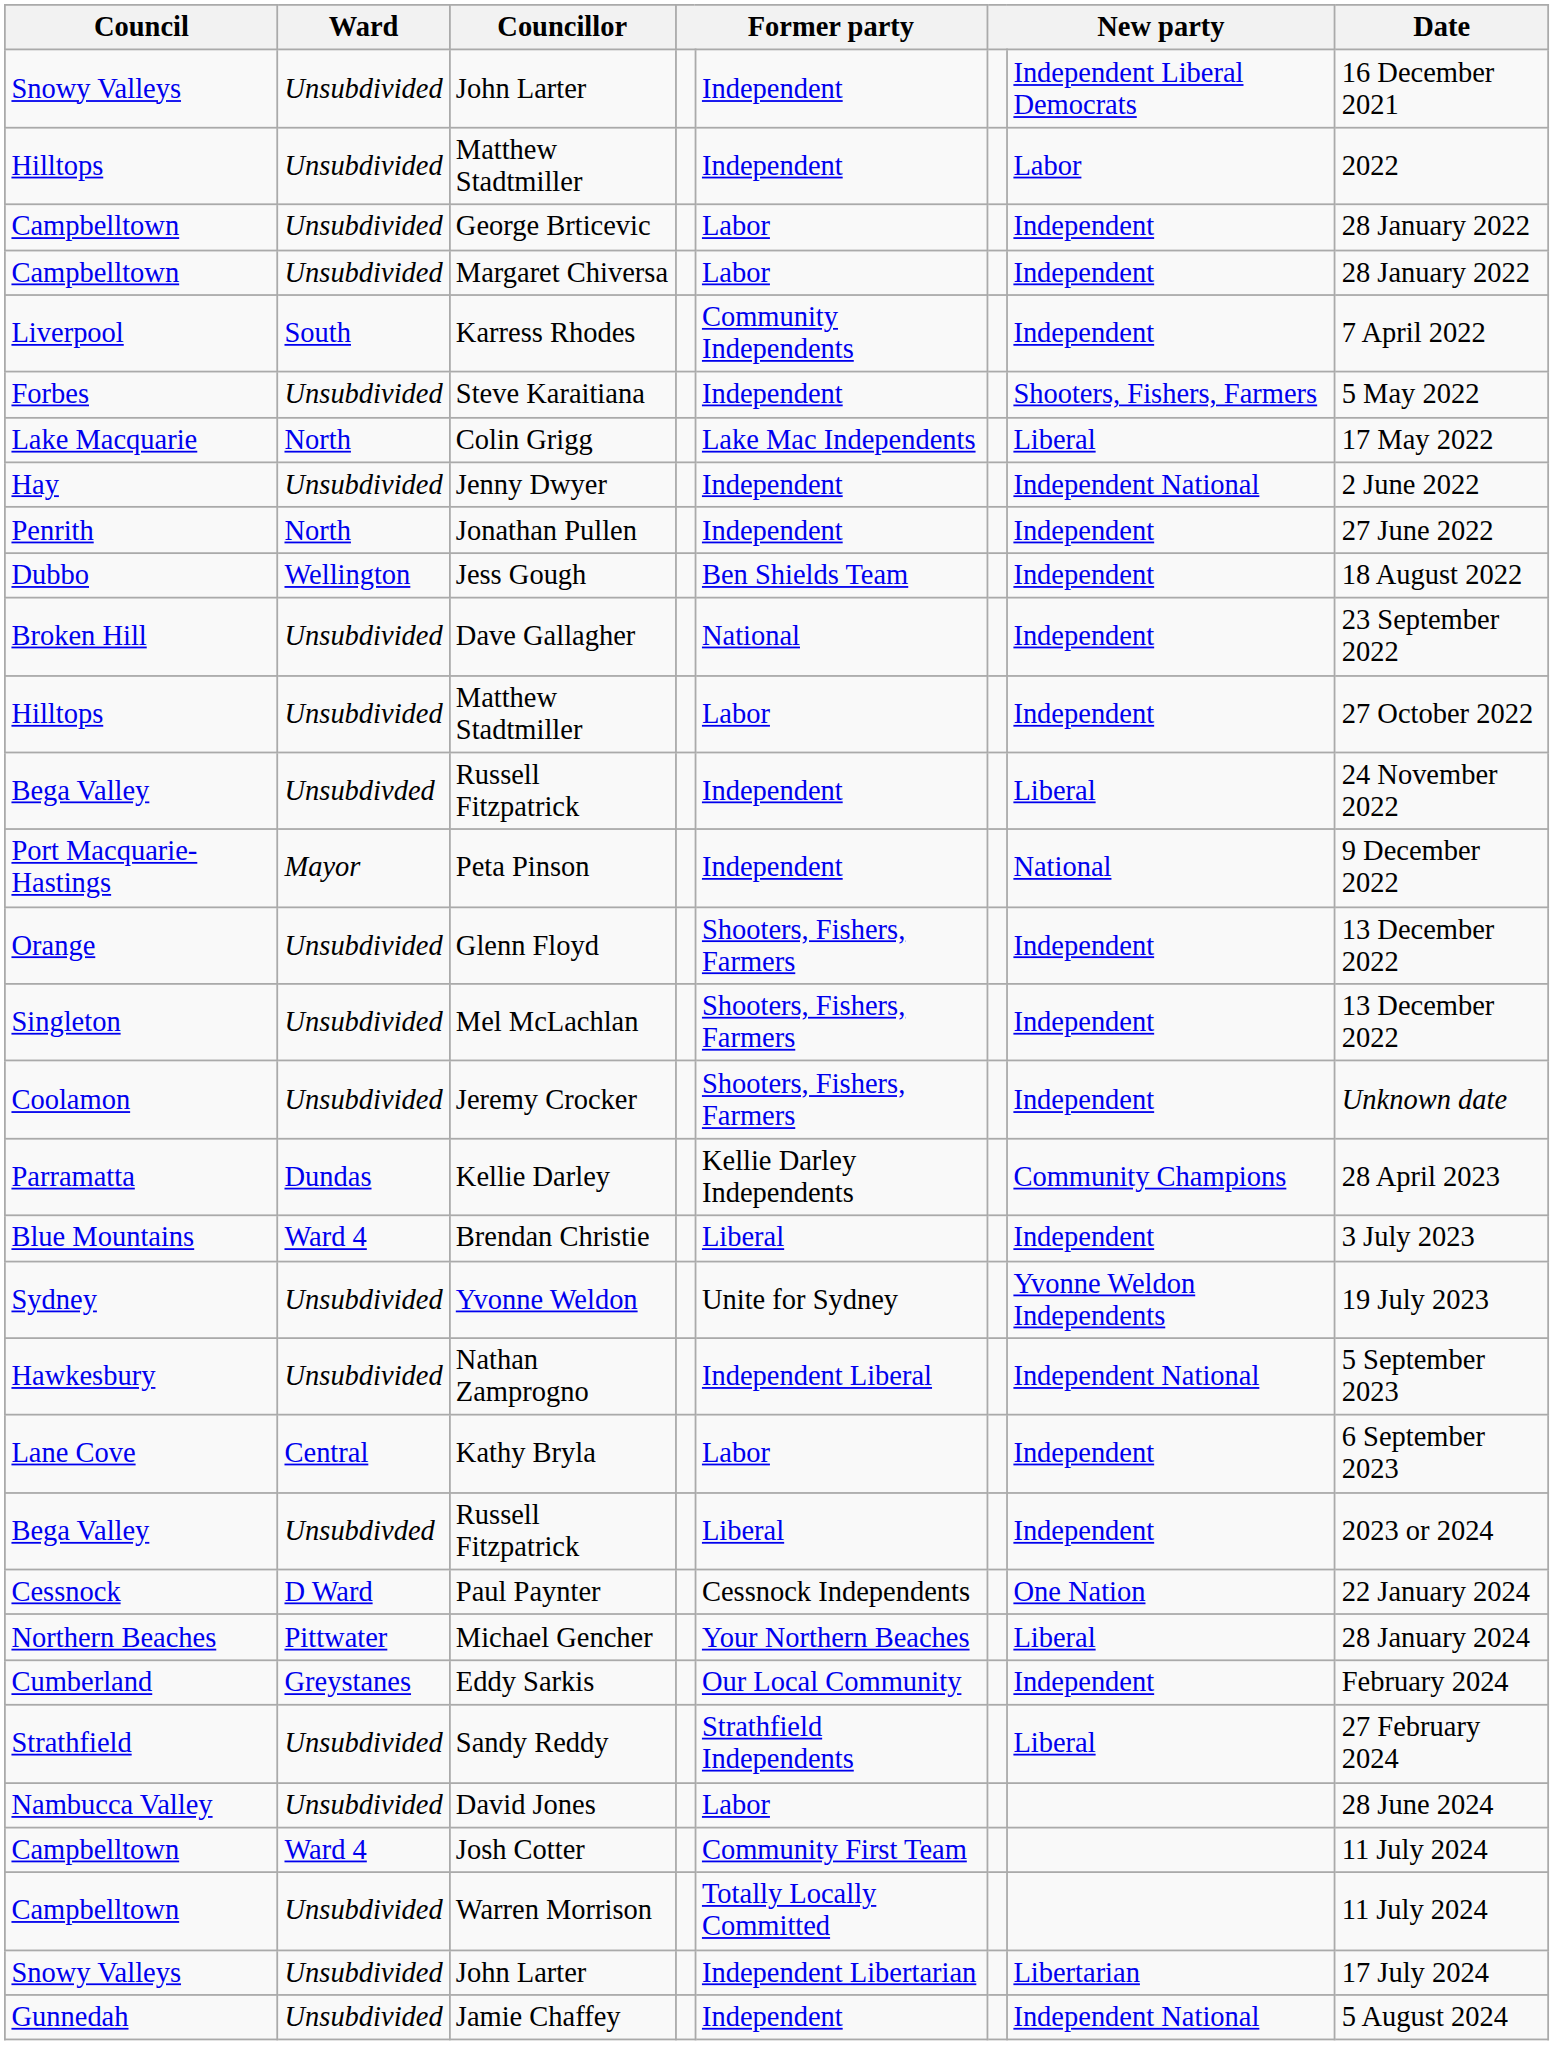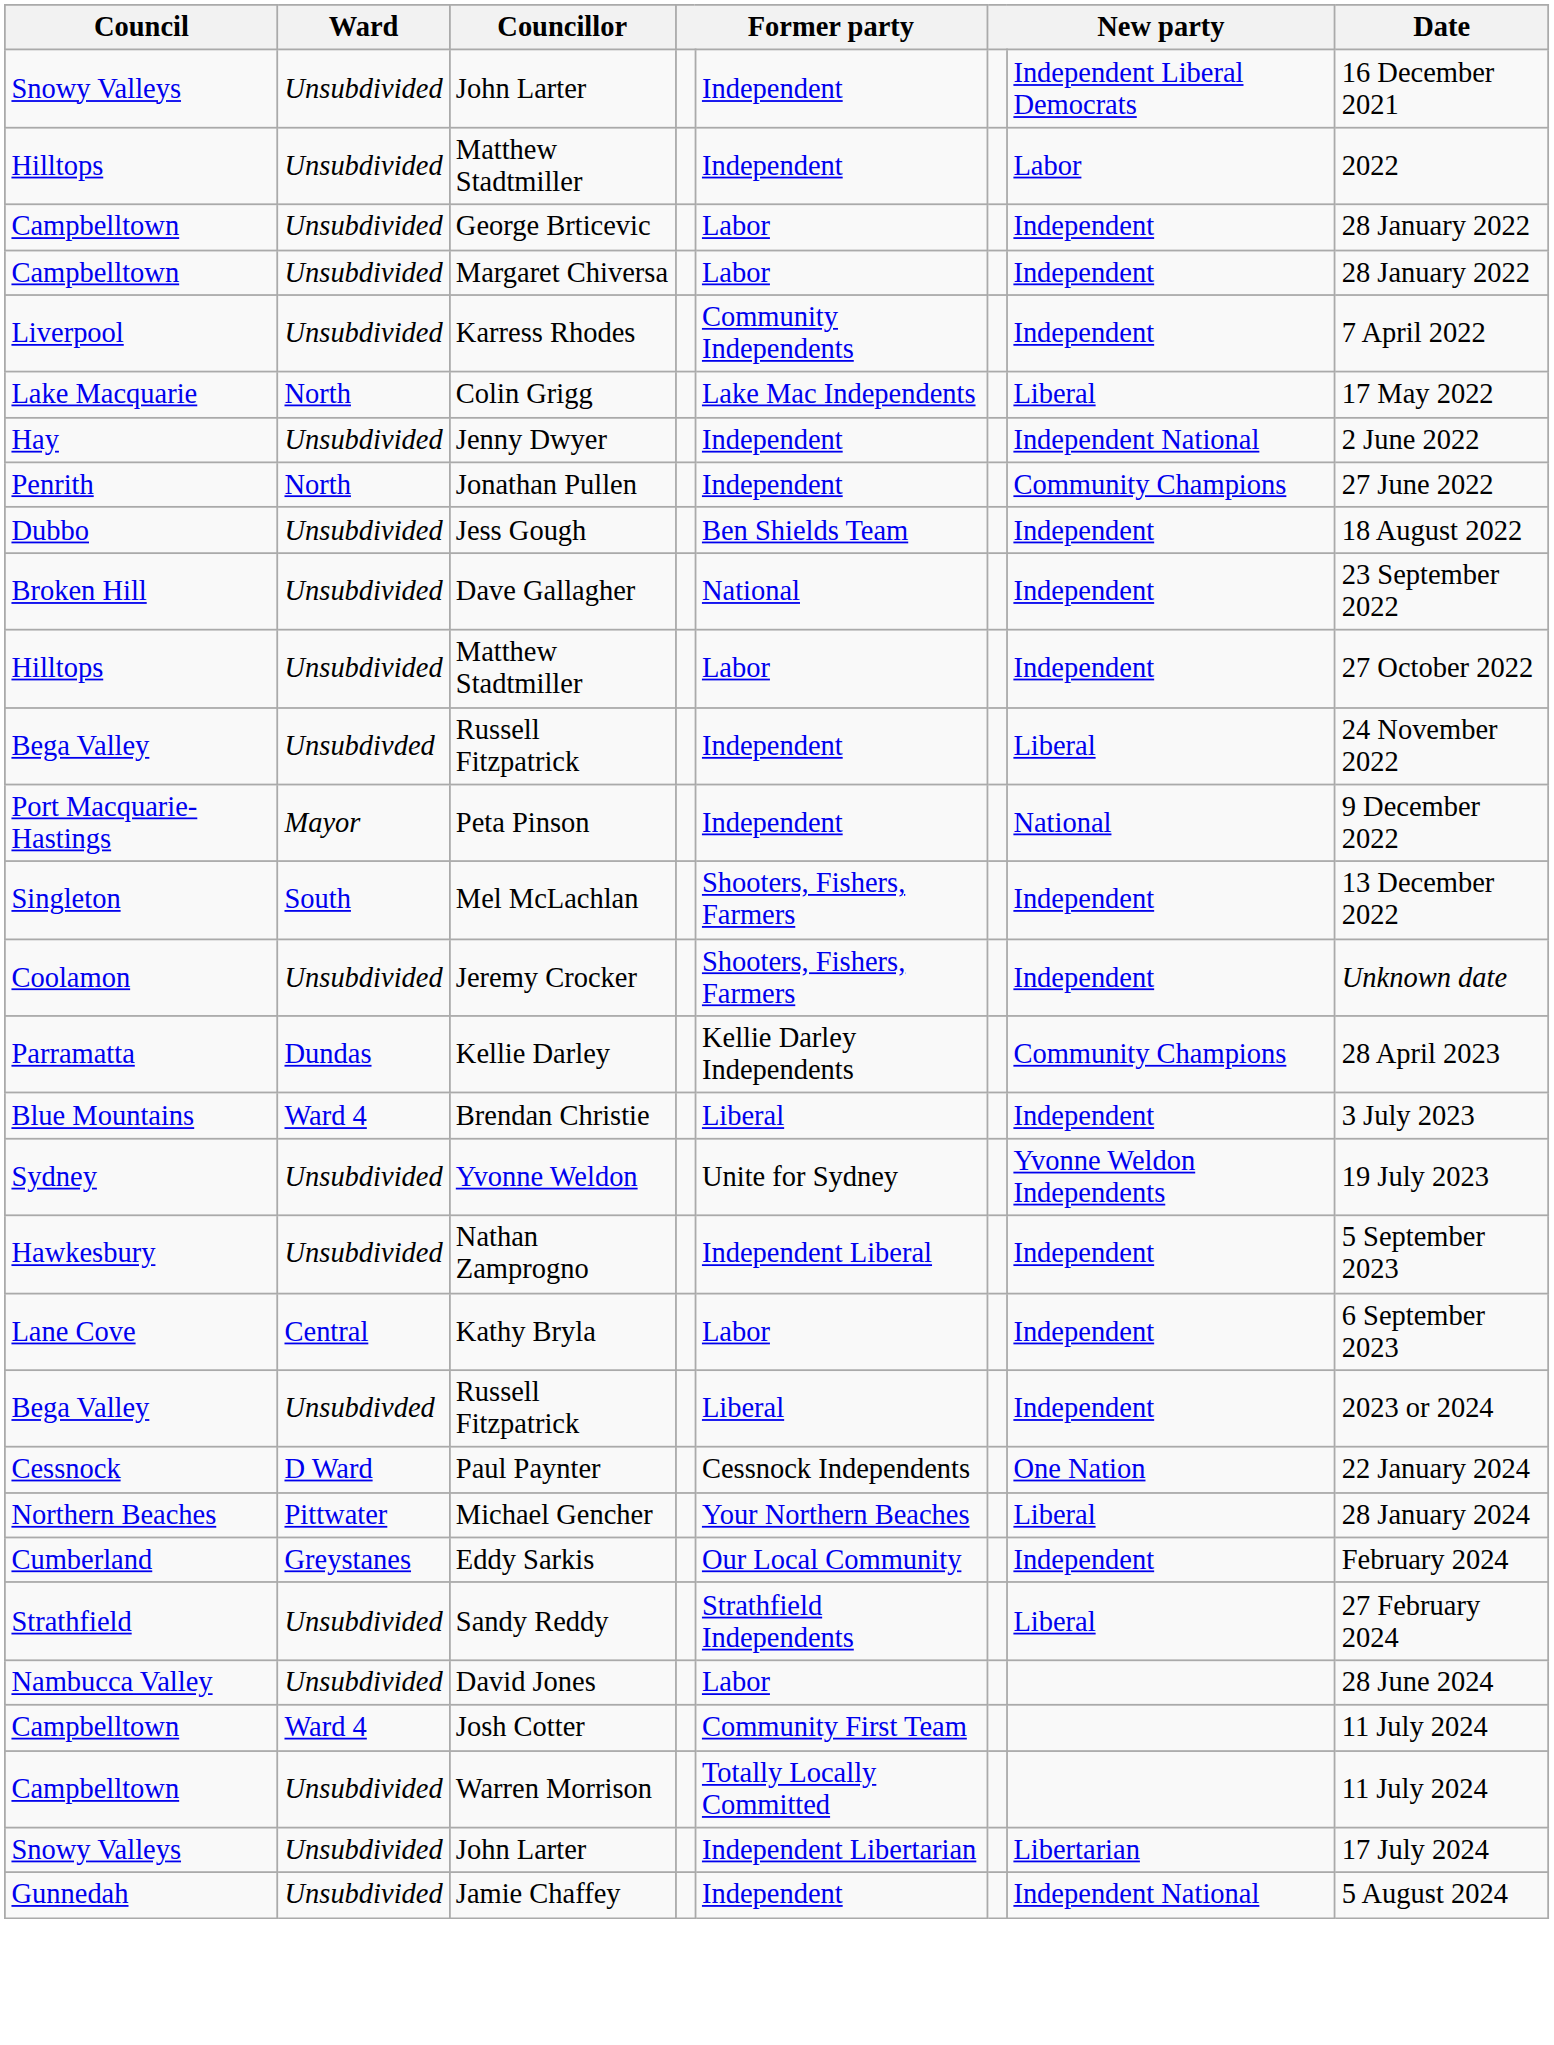(318, 333) South -> (364, 333) Unsubdivided
- row: (50, 394)
(1084, 529) Independent -> (1150, 484) Community Champions
(347, 574) Wellington -> (364, 529) Unsubdivided
- row: (53, 944)
(364, 1022) Unsubdivided -> (318, 899) South
(1136, 1376) Independent National -> (1084, 1253) Independent
